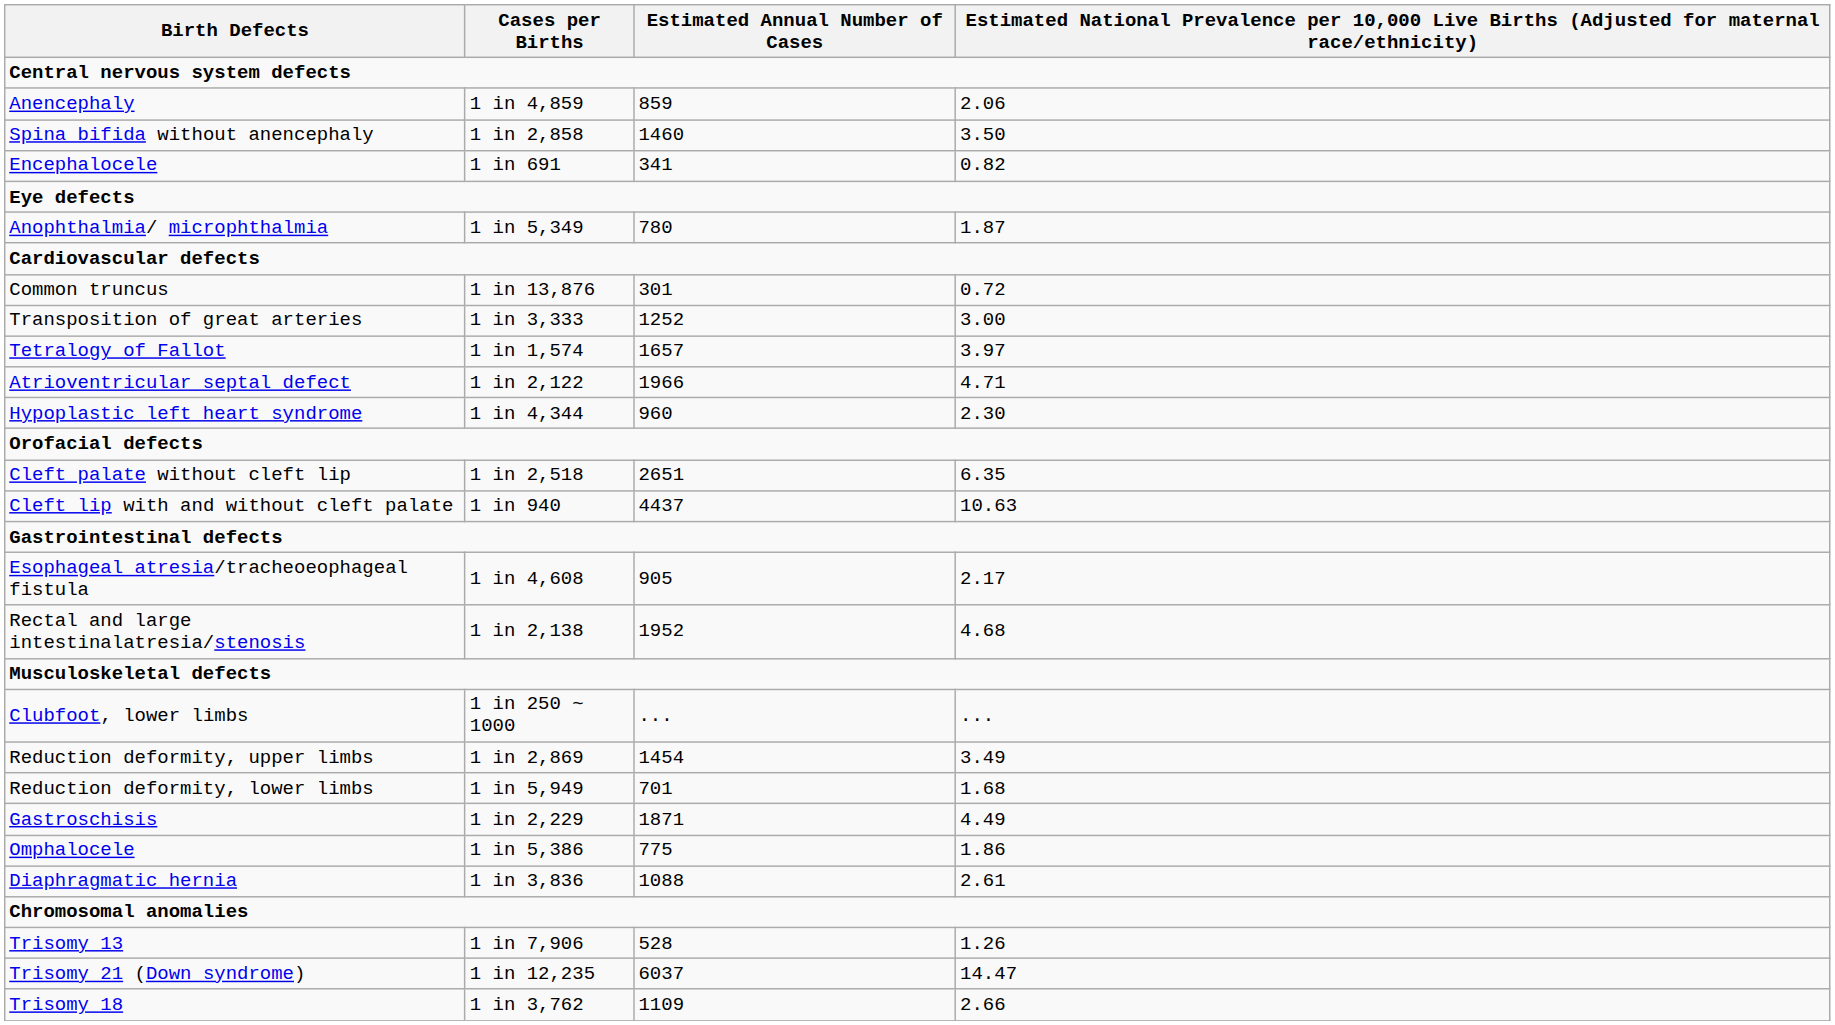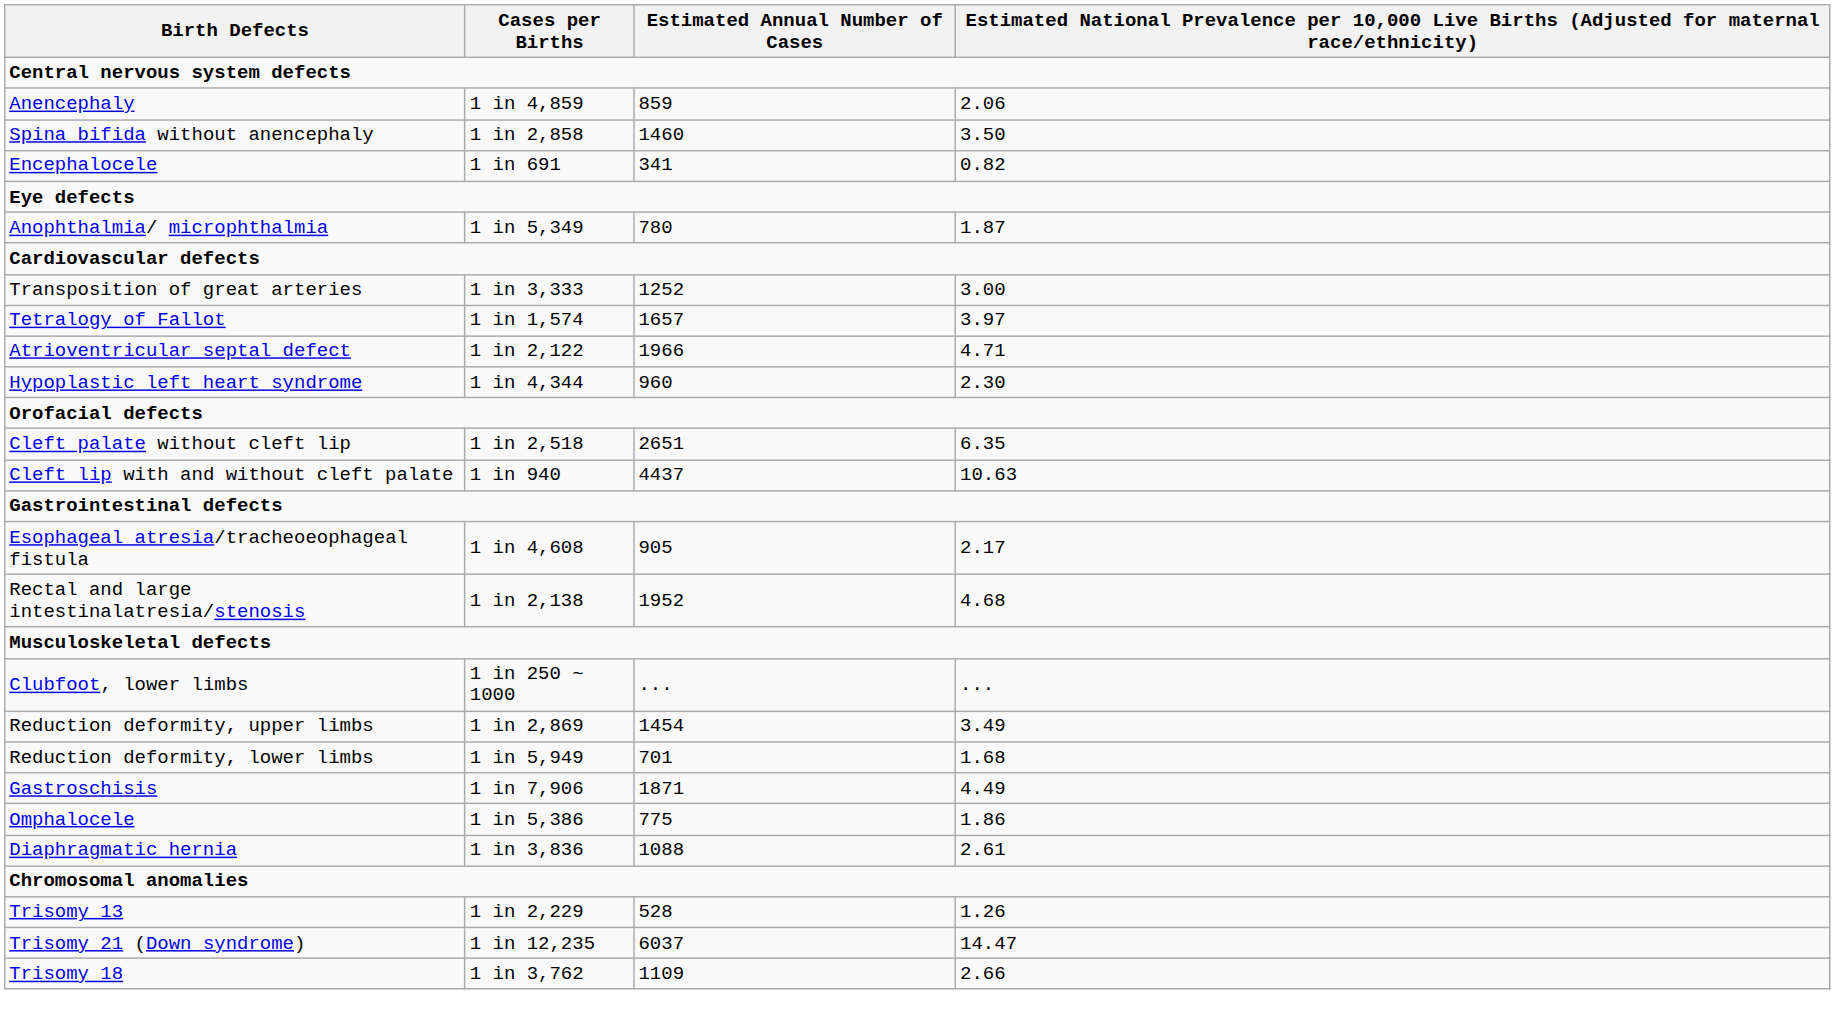- row: (89, 290)
(527, 819) 1 in 2,229 -> (527, 788) 1 in 7,906
(527, 943) 1 in 7,906 -> (527, 912) 1 in 2,229
